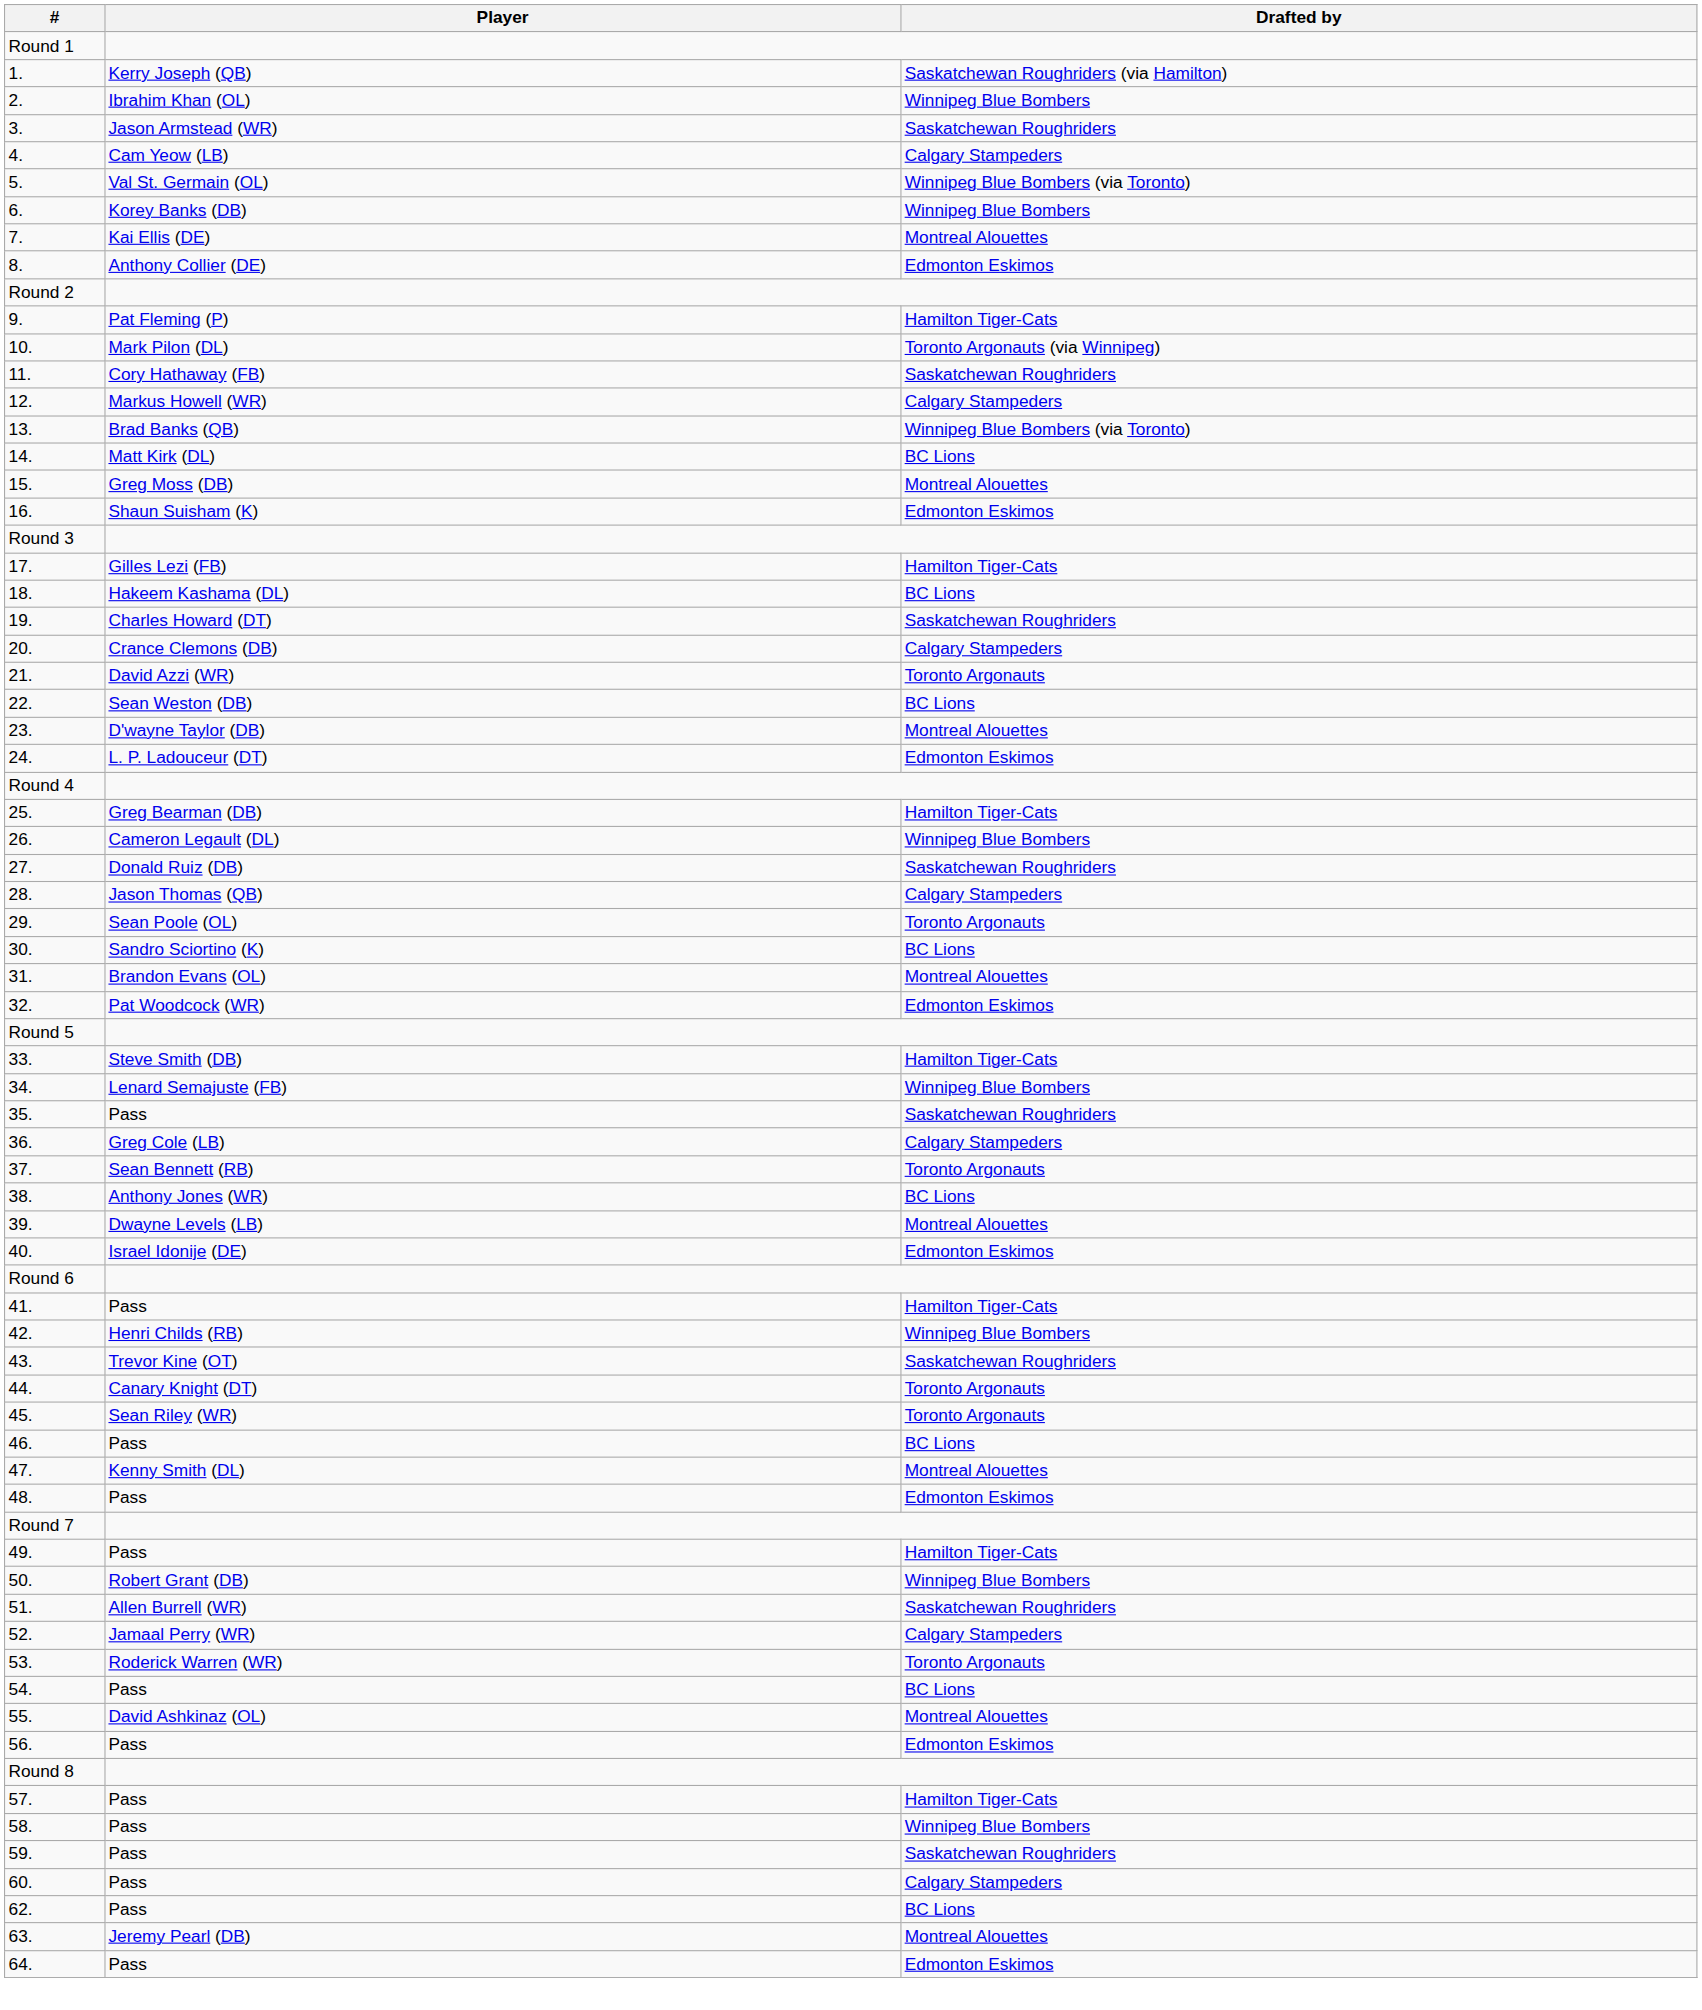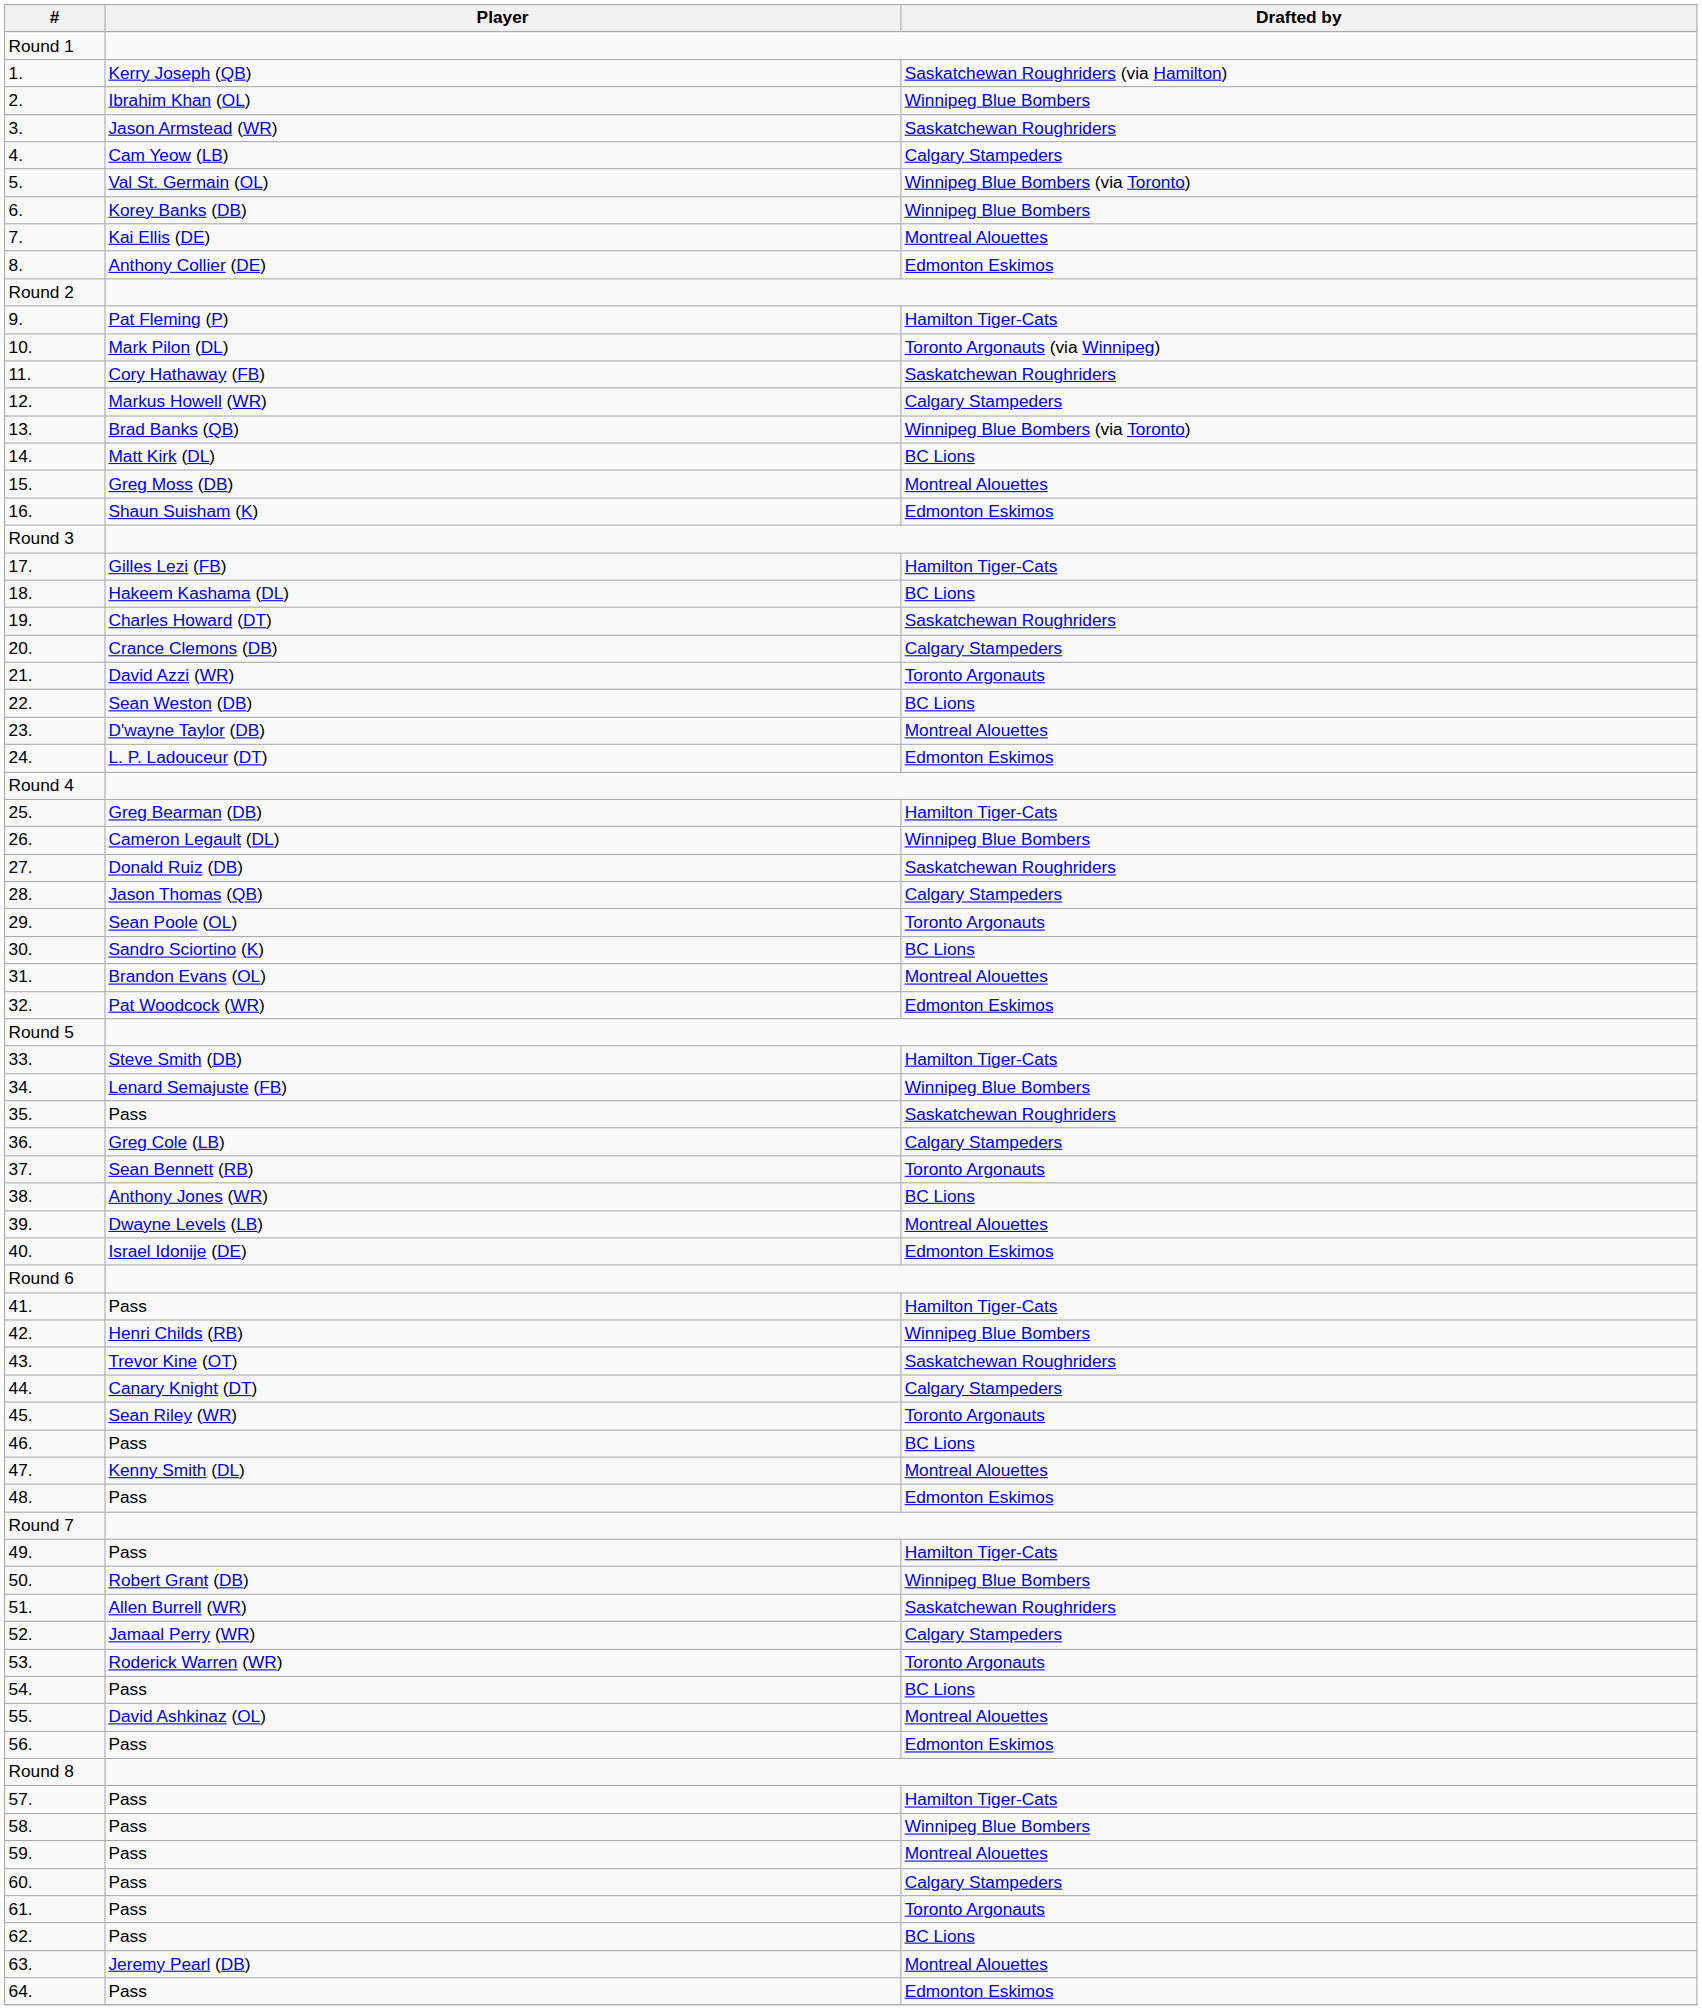(975, 1388) Toronto Argonauts -> (983, 1388) Calgary Stampeders
(1010, 1854) Saskatchewan Roughriders -> (976, 1854) Montreal Alouettes
+ row: (21, 1909)
